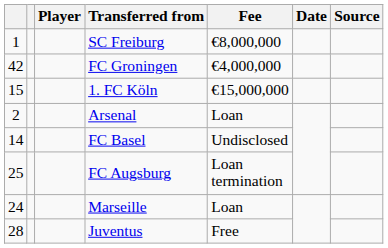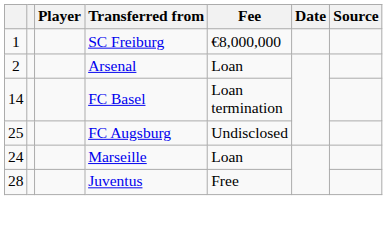- row: (133, 66)
- row: (123, 90)
(250, 139) Undisclosed -> (247, 99) Loan termination
(247, 173) Loan termination -> (250, 132) Undisclosed
